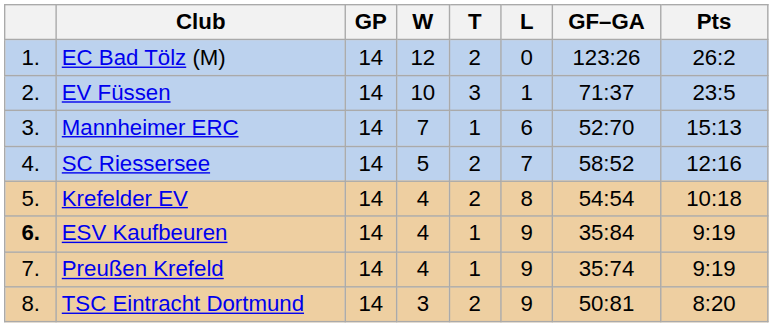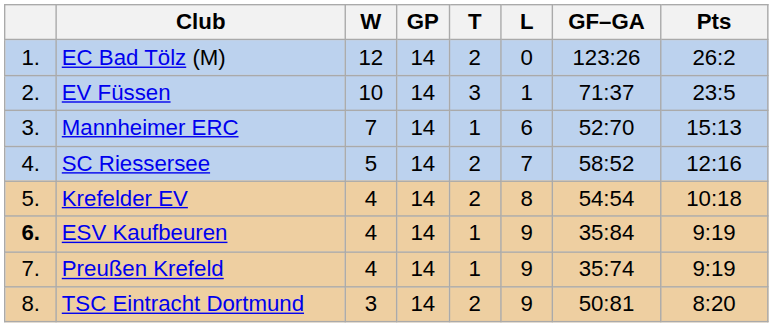columns swapped: (371, 22) <-> (423, 22)
